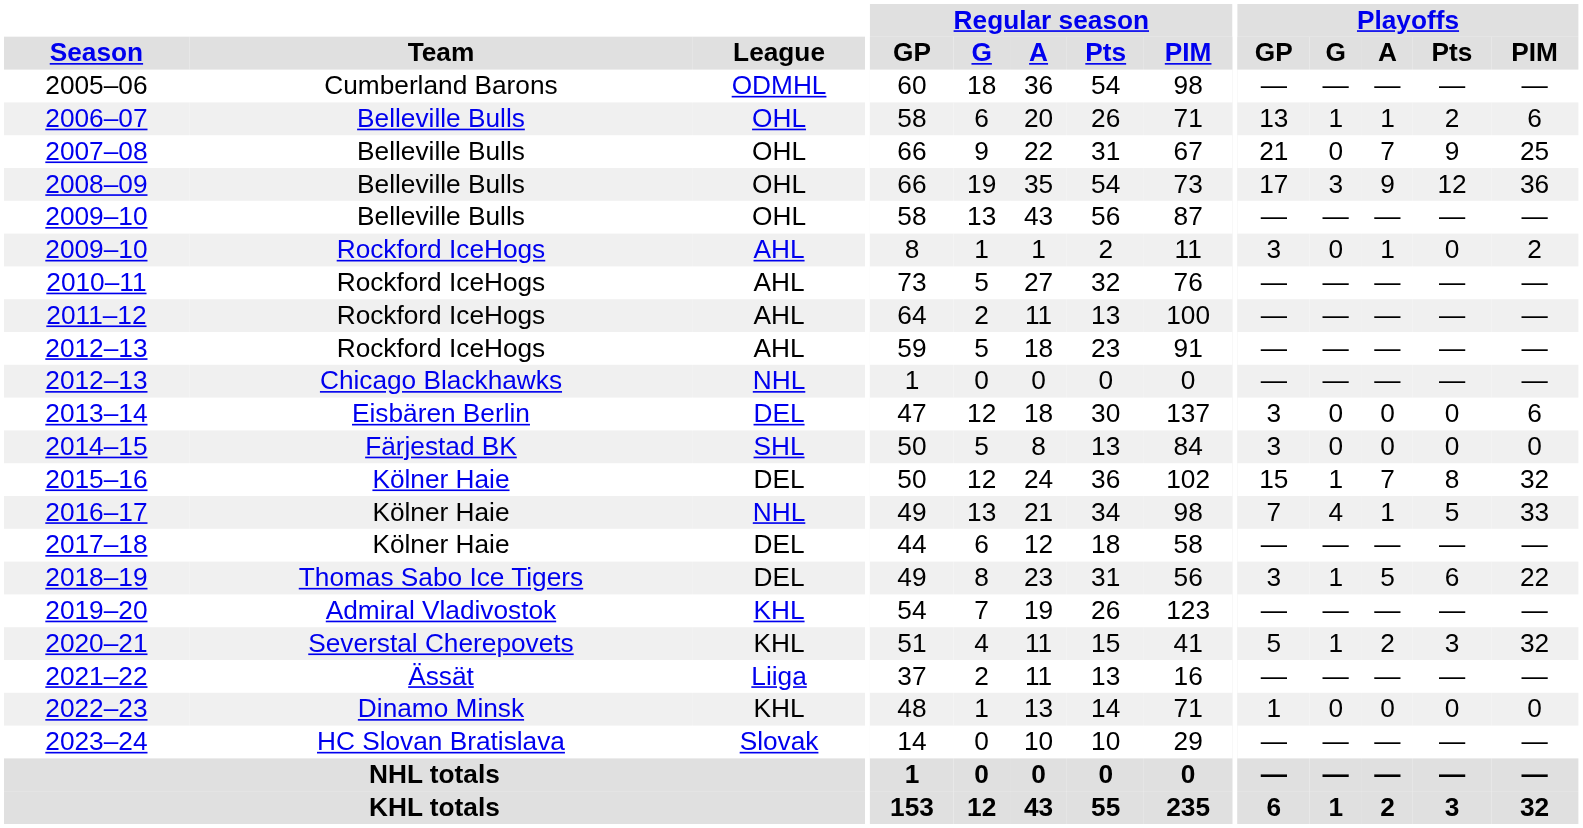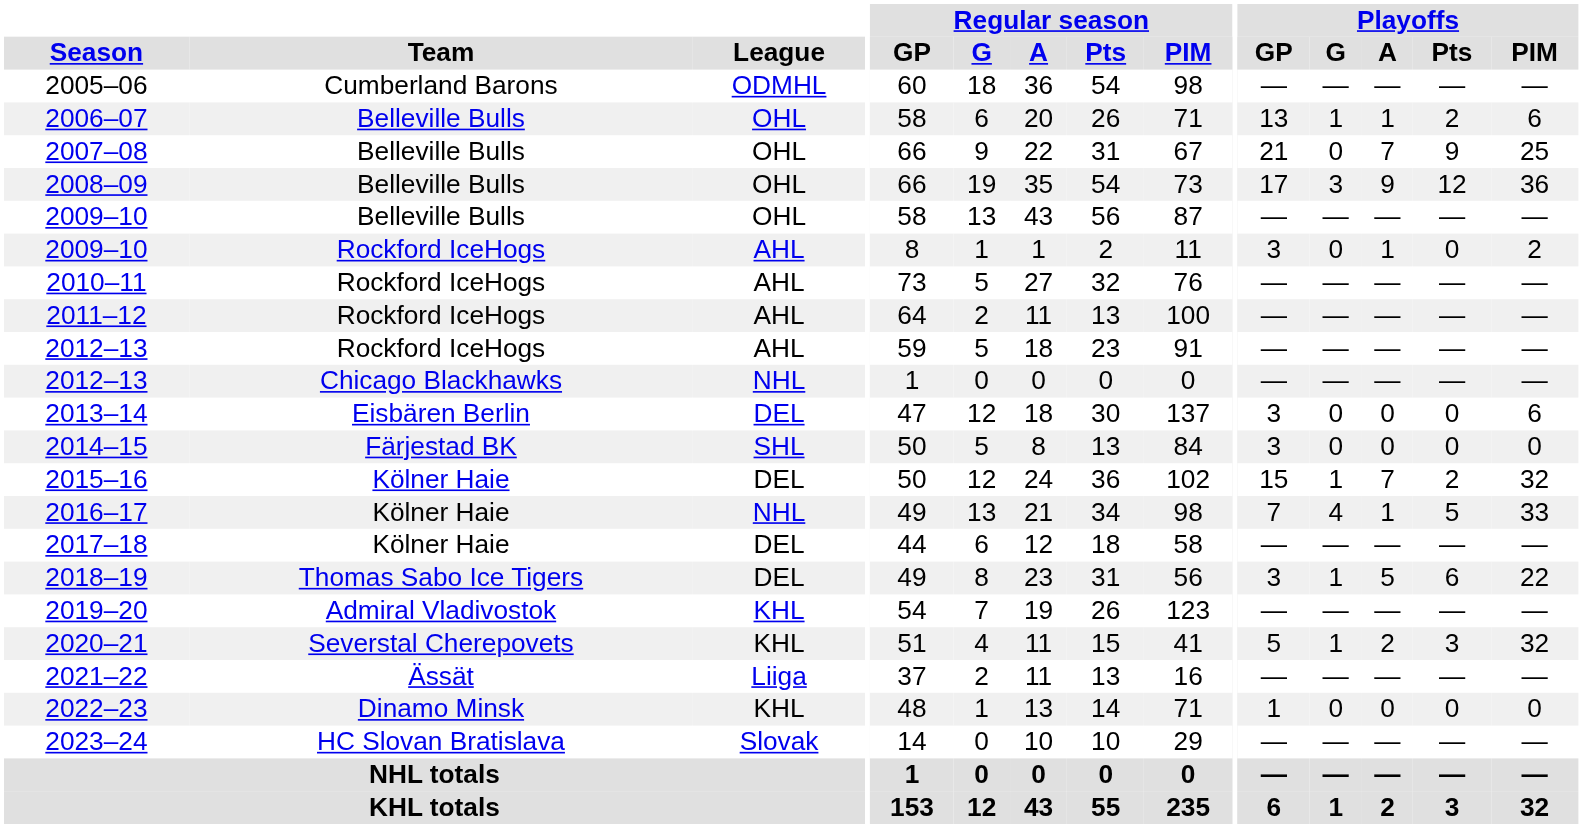(1452, 479) 8 -> (1452, 479) 2
